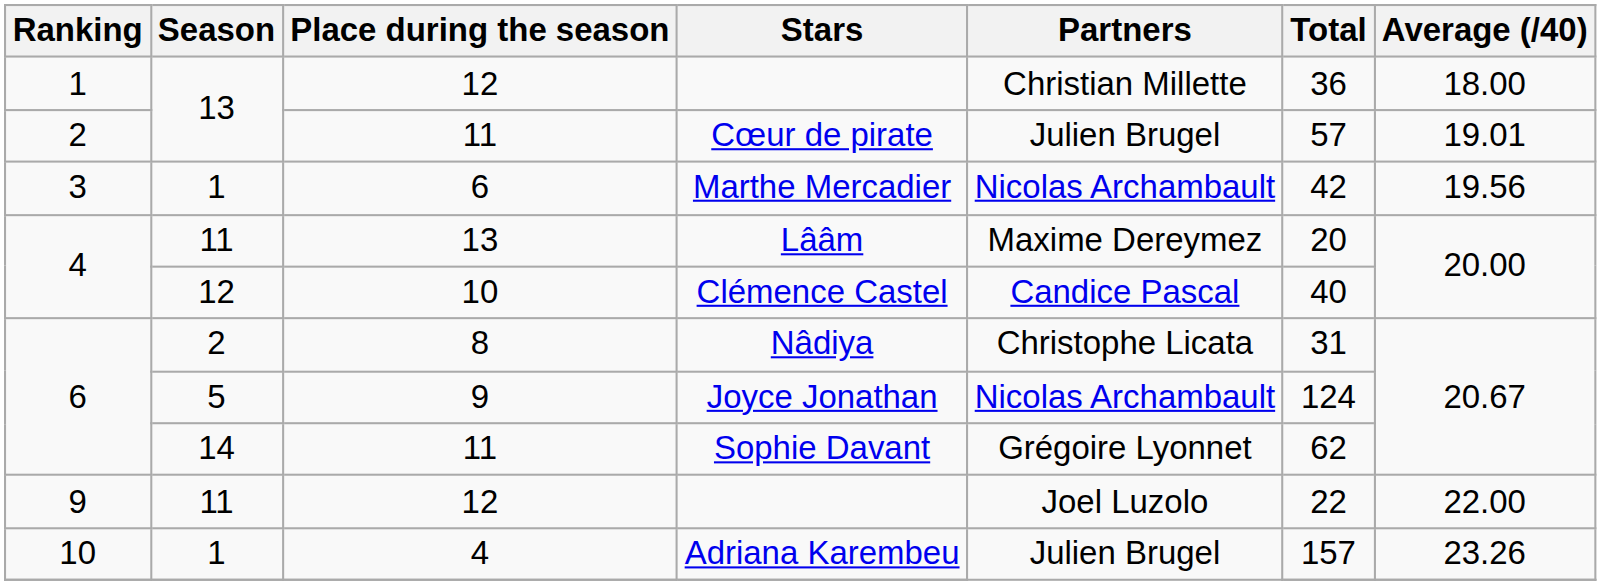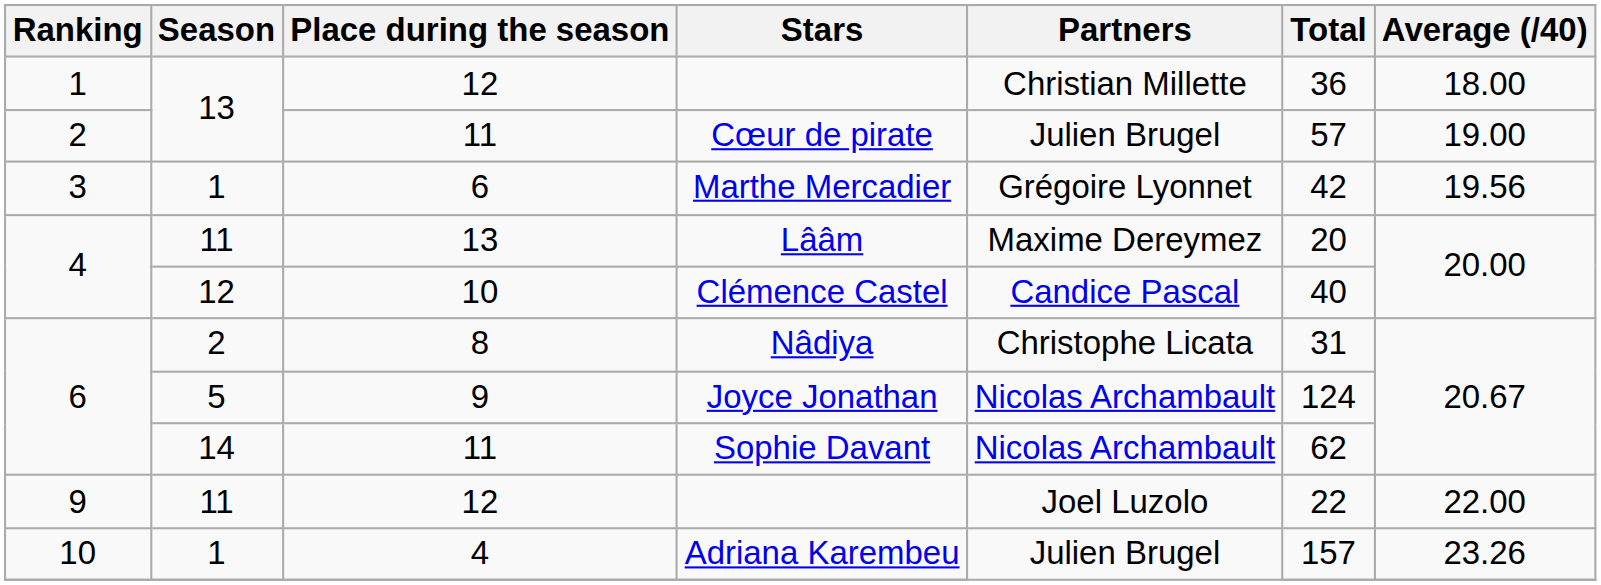(1485, 135) 19.01 -> (1485, 135) 19.00
(1125, 187) Nicolas Archambault -> (1125, 187) Grégoire Lyonnet
(1125, 448) Grégoire Lyonnet -> (1125, 448) Nicolas Archambault
